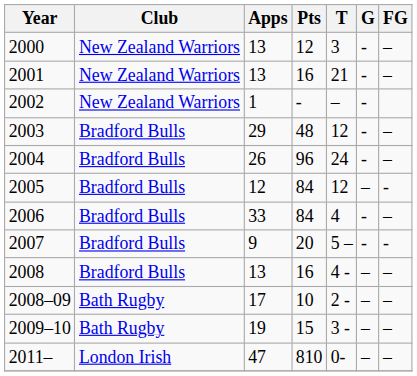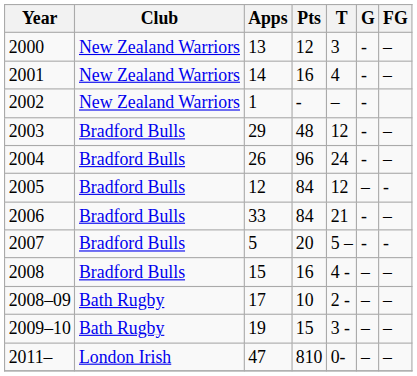(257, 74) 13 -> (257, 74) 14
(340, 74) 21 -> (335, 74) 4
(335, 215) 4 -> (340, 215) 21
(253, 243) 9 -> (253, 243) 5
(257, 272) 13 -> (257, 272) 15
